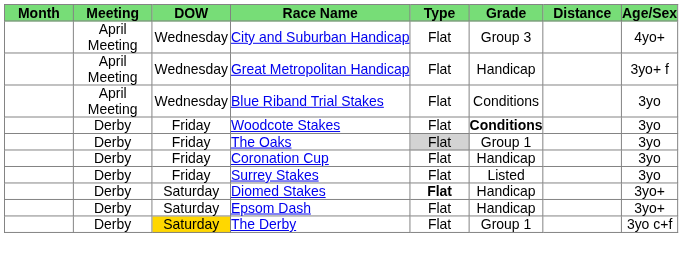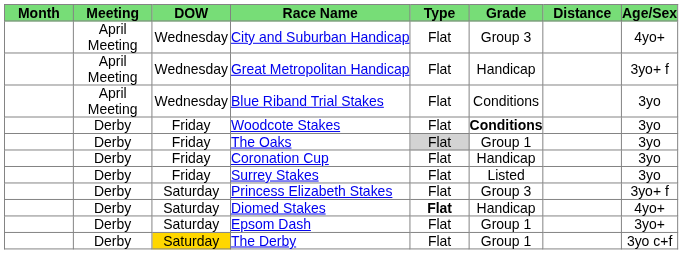+ row: (312, 191)
(650, 191) 3yo+ -> (650, 208) 4yo+
(506, 208) Handicap -> (506, 224) Group 1
